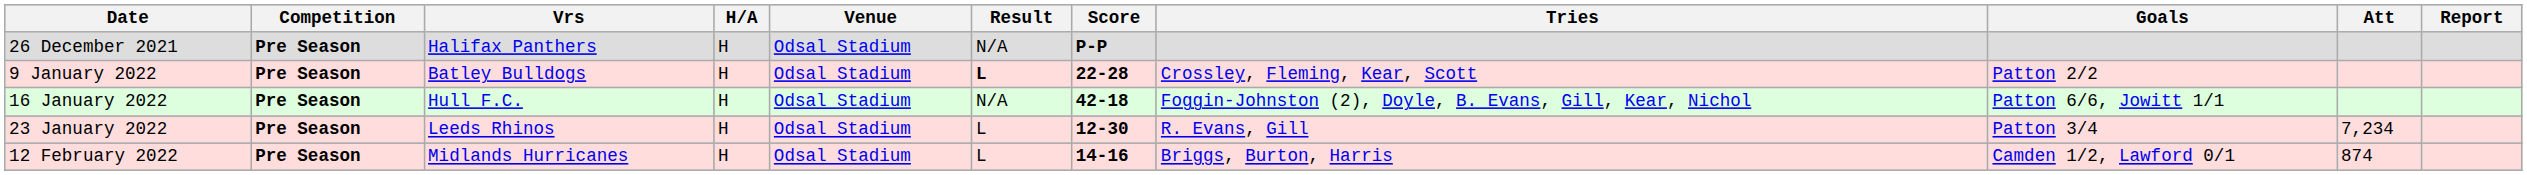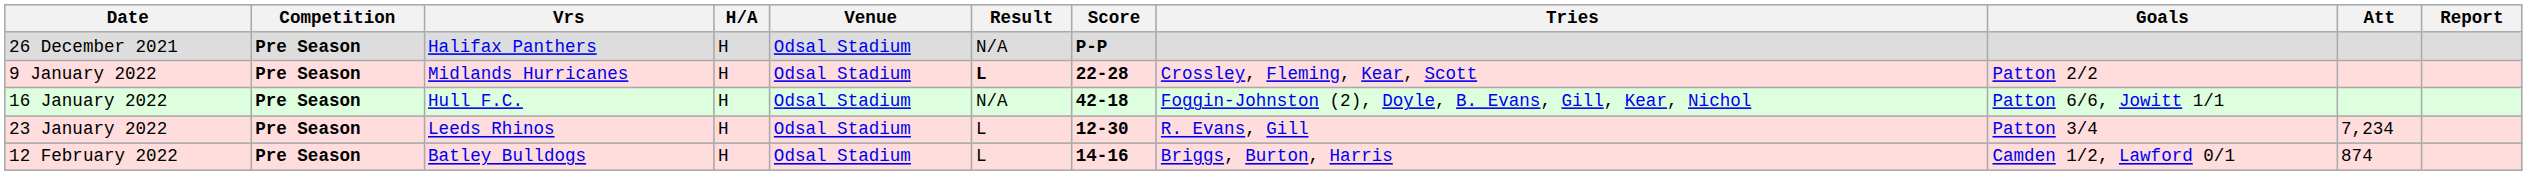(507, 74) Batley Bulldogs -> (528, 74) Midlands Hurricanes
(528, 157) Midlands Hurricanes -> (507, 157) Batley Bulldogs
